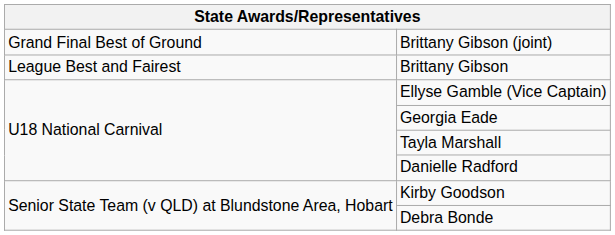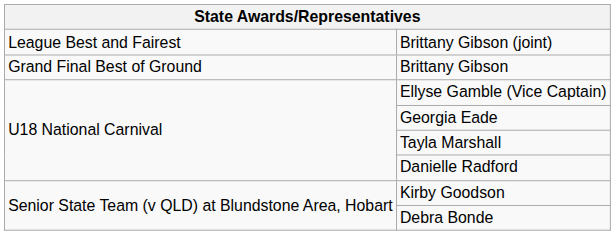(105, 42) Grand Final Best of Ground -> (94, 42) League Best and Fairest
(94, 67) League Best and Fairest -> (105, 67) Grand Final Best of Ground
